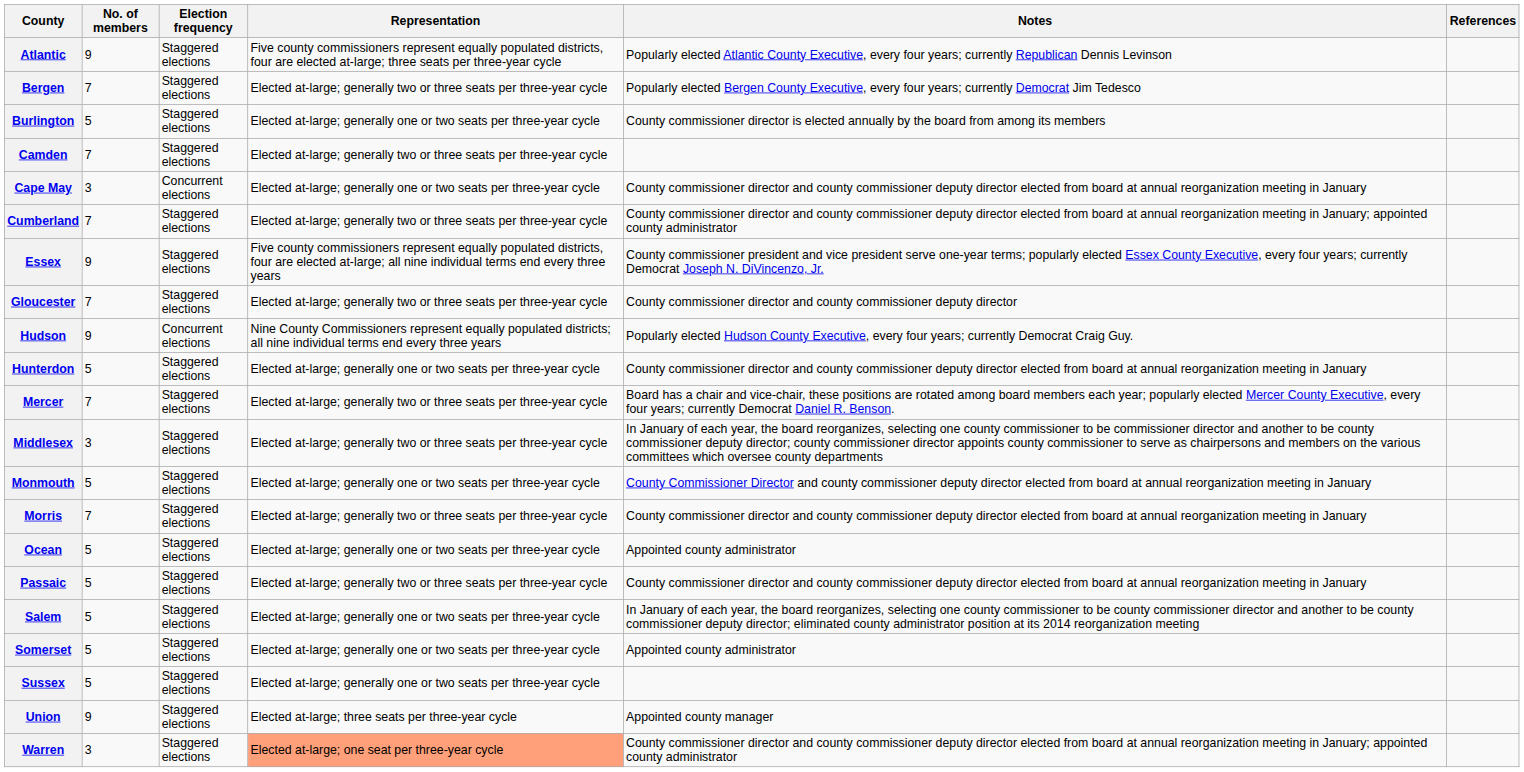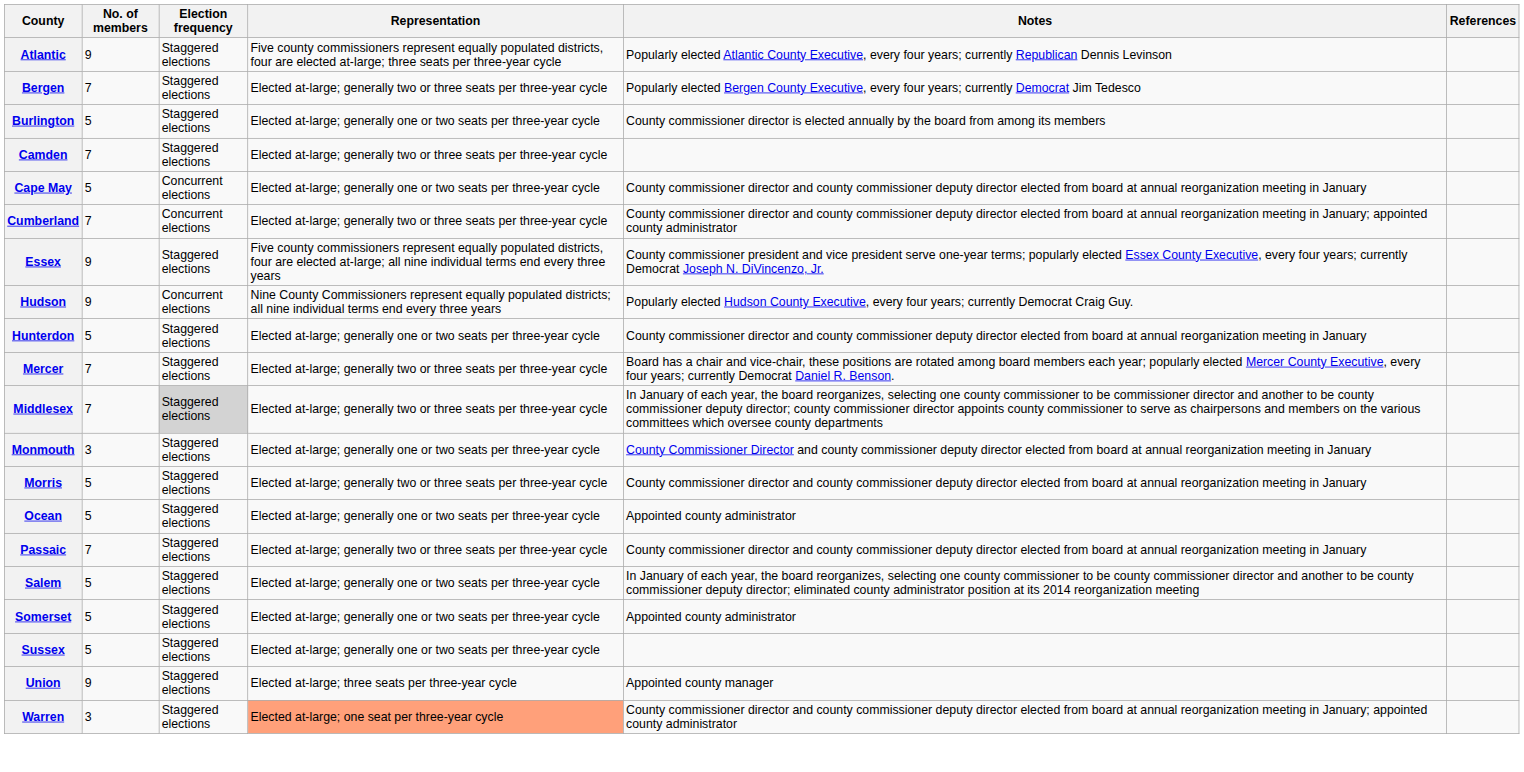(88, 188) 3 -> (88, 188) 5
(190, 221) Staggered elections -> (192, 221) Concurrent elections
- row: (43, 302)
(88, 442) 3 -> (88, 409) 7
(190, 442) no background -> (190, 409) lightgrey background
(88, 483) 5 -> (88, 449) 3
(88, 516) 7 -> (88, 483) 5
(88, 583) 5 -> (88, 549) 7
